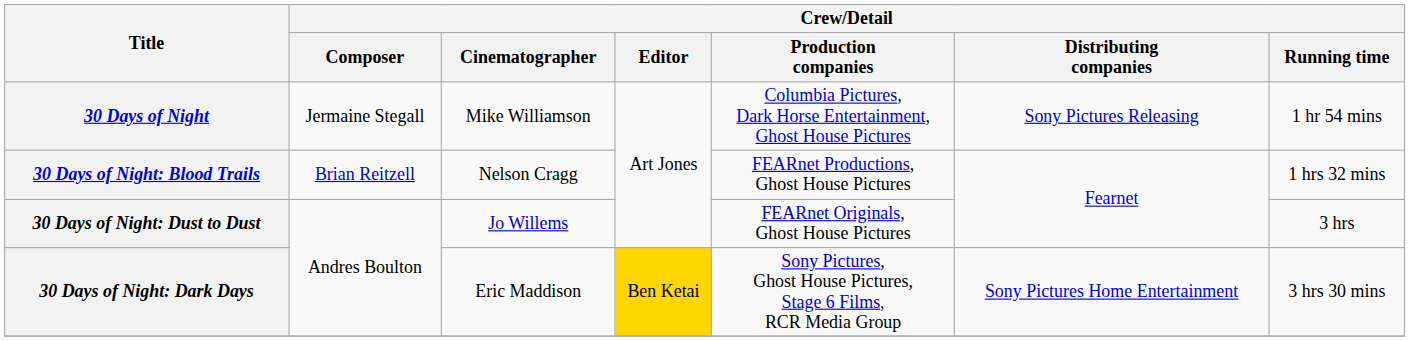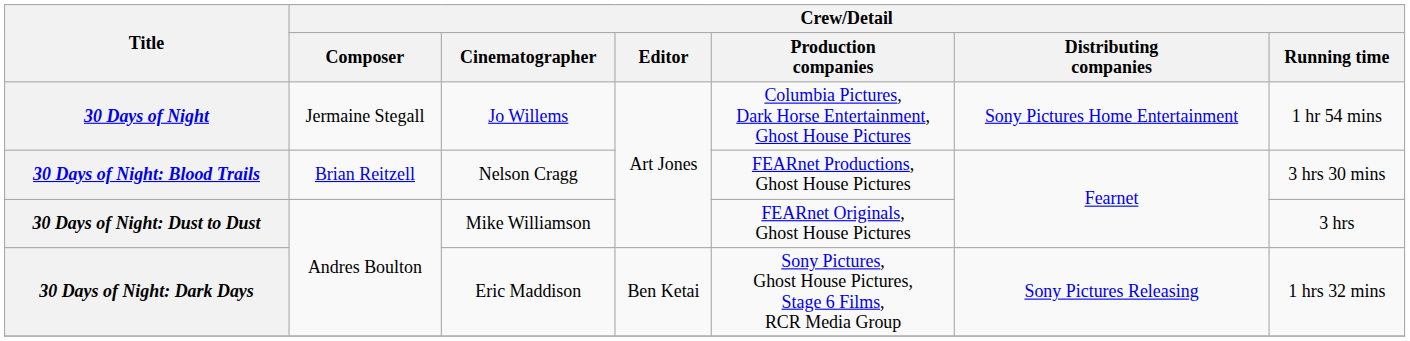(528, 115) Mike Williamson -> (528, 115) Jo Willems
(1112, 115) Sony Pictures Releasing -> (1112, 115) Sony Pictures Home Entertainment
(1337, 174) 1 hrs 32 mins -> (1337, 174) 3 hrs 30 mins
(528, 223) Jo Willems -> (528, 223) Mike Williamson
(663, 291) gold background -> (663, 291) no background
(1112, 291) Sony Pictures Home Entertainment -> (1112, 291) Sony Pictures Releasing
(1337, 291) 3 hrs 30 mins -> (1337, 291) 1 hrs 32 mins
